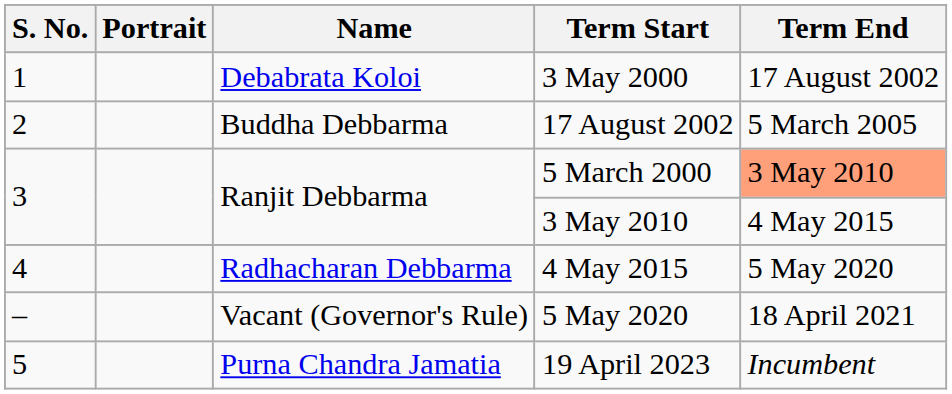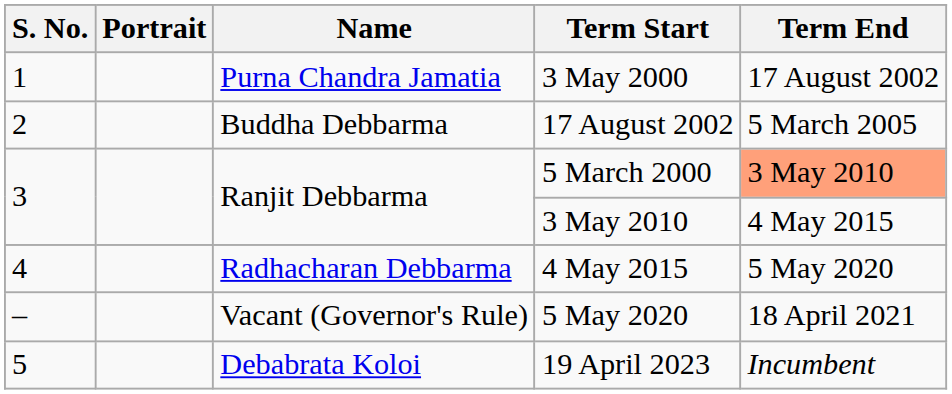(321, 76) Debabrata Koloi -> (361, 76) Purna Chandra Jamatia
(361, 364) Purna Chandra Jamatia -> (321, 364) Debabrata Koloi
